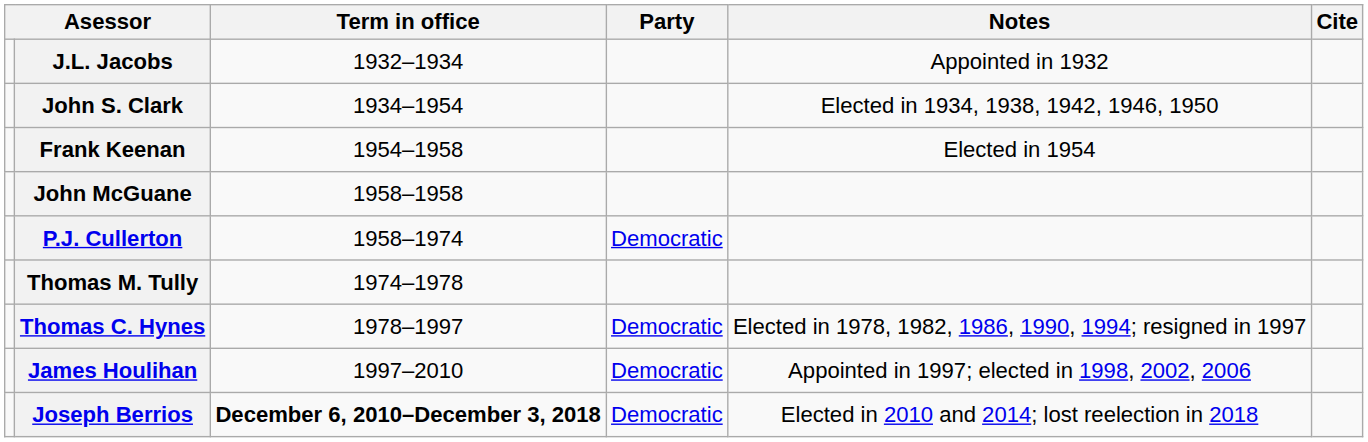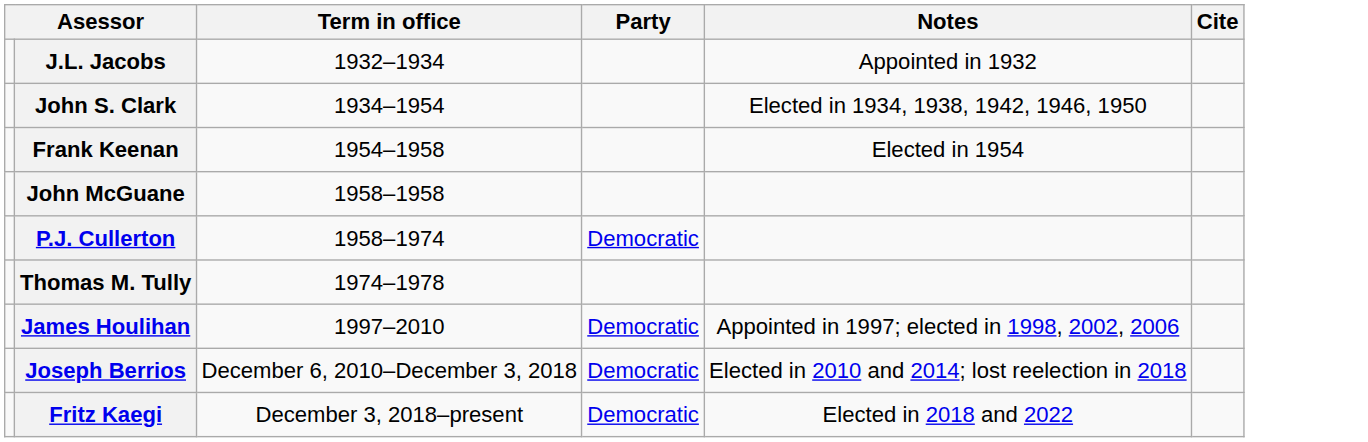- row: (113, 326)
(408, 414) bold -> (389, 370) normal
+ row: (106, 414)
